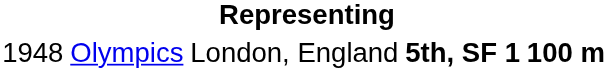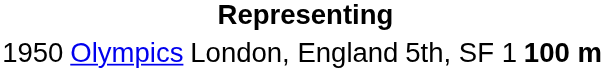(33, 53) 1948 -> (33, 53) 1950
(463, 53) bold -> (461, 53) normal
